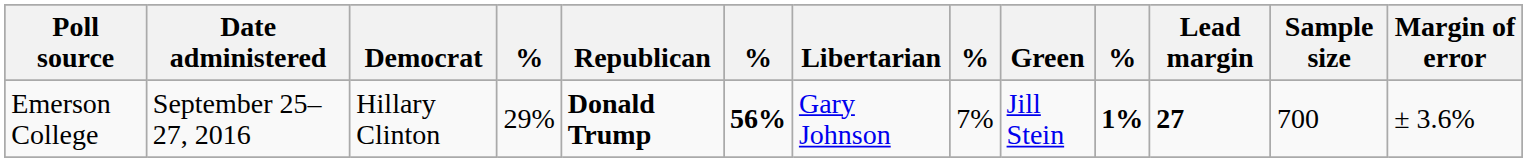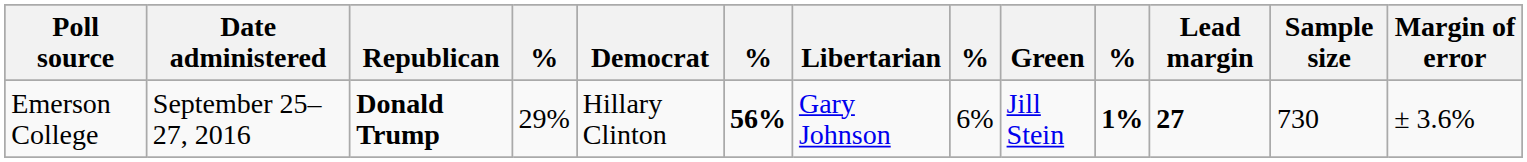columns swapped: (423, 58) <-> (642, 58)
(975, 118) 7% -> (975, 118) 6%
(1298, 118) 700 -> (1298, 118) 730
